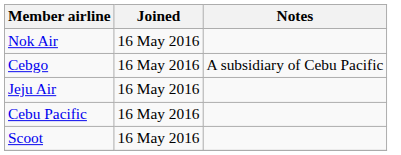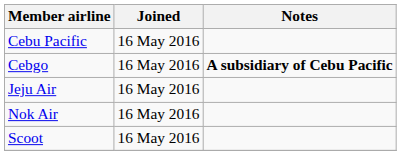rows swapped: (47, 114) <-> (33, 41)
(295, 65) normal -> (300, 65) bold
